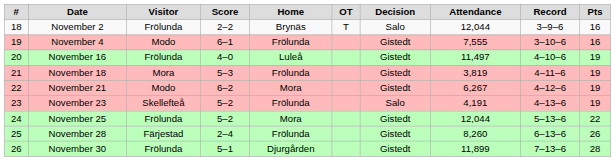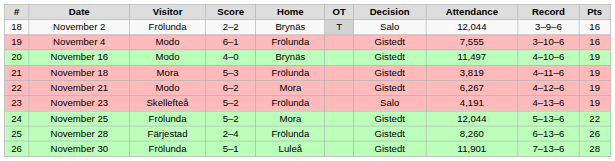(346, 27) no background -> (339, 27) lightgrey background
(163, 57) Frölunda -> (168, 57) Modo
(291, 57) Luleå -> (290, 57) Brynäs
(291, 149) Djurgården -> (290, 149) Luleå
(475, 149) 11,899 -> (472, 149) 11,901
